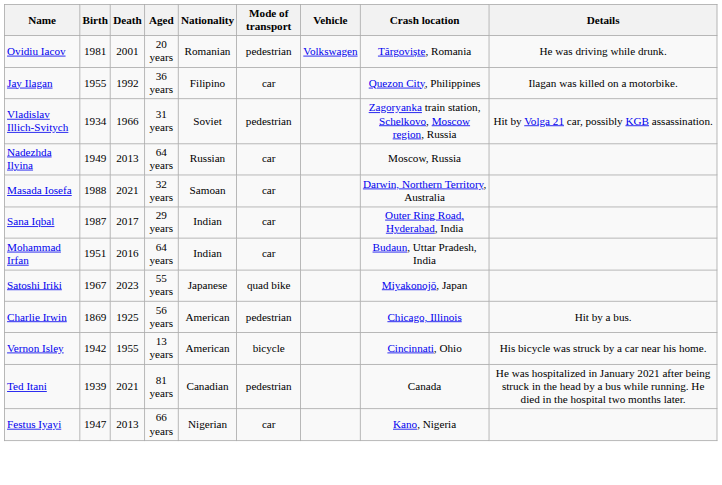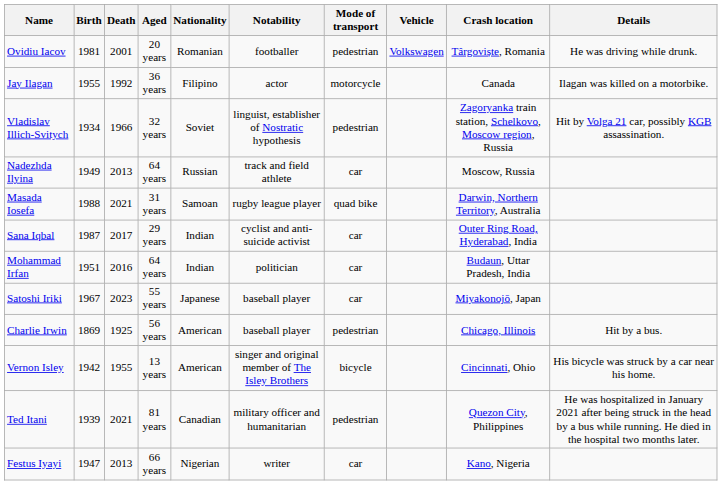+ column: (277, 19)
(269, 82) car -> (355, 82) motorcycle
(425, 82) Quezon City, Philippines -> (498, 82) Canada
(161, 120) 31 years -> (154, 127) 32 years
(161, 190) 32 years -> (154, 203) 31 years
(269, 190) car -> (356, 203) quad bike
(269, 285) quad bike -> (356, 298) car
(425, 386) Canada -> (498, 419) Quezon City, Philippines
